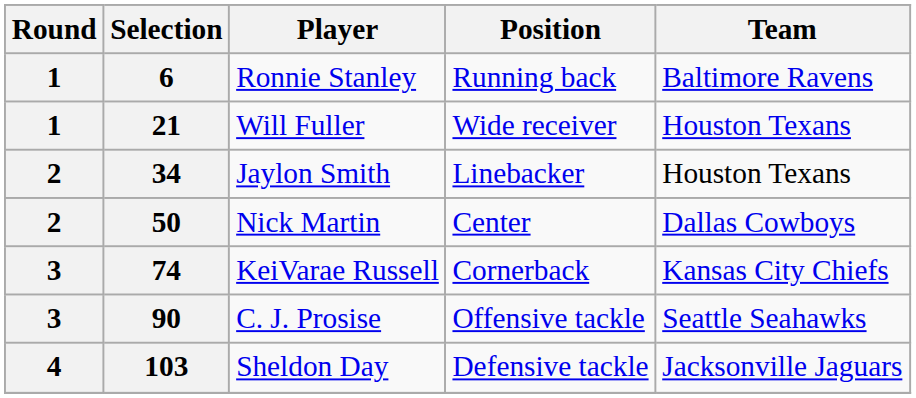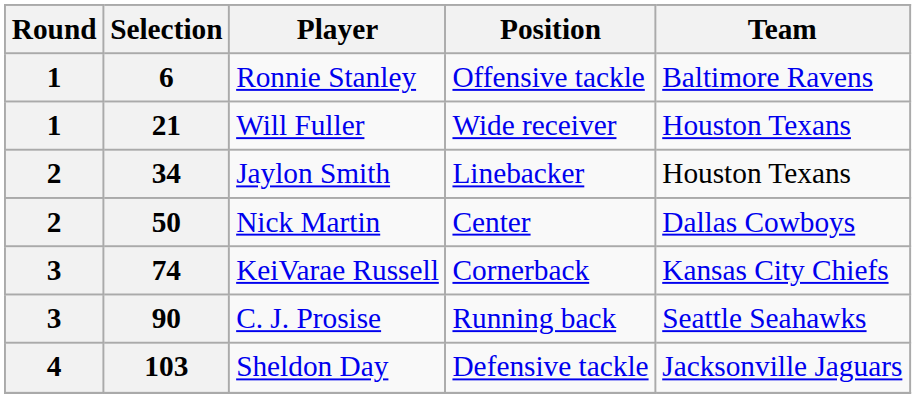(534, 77) Running back -> (549, 77) Offensive tackle
(549, 319) Offensive tackle -> (534, 319) Running back
